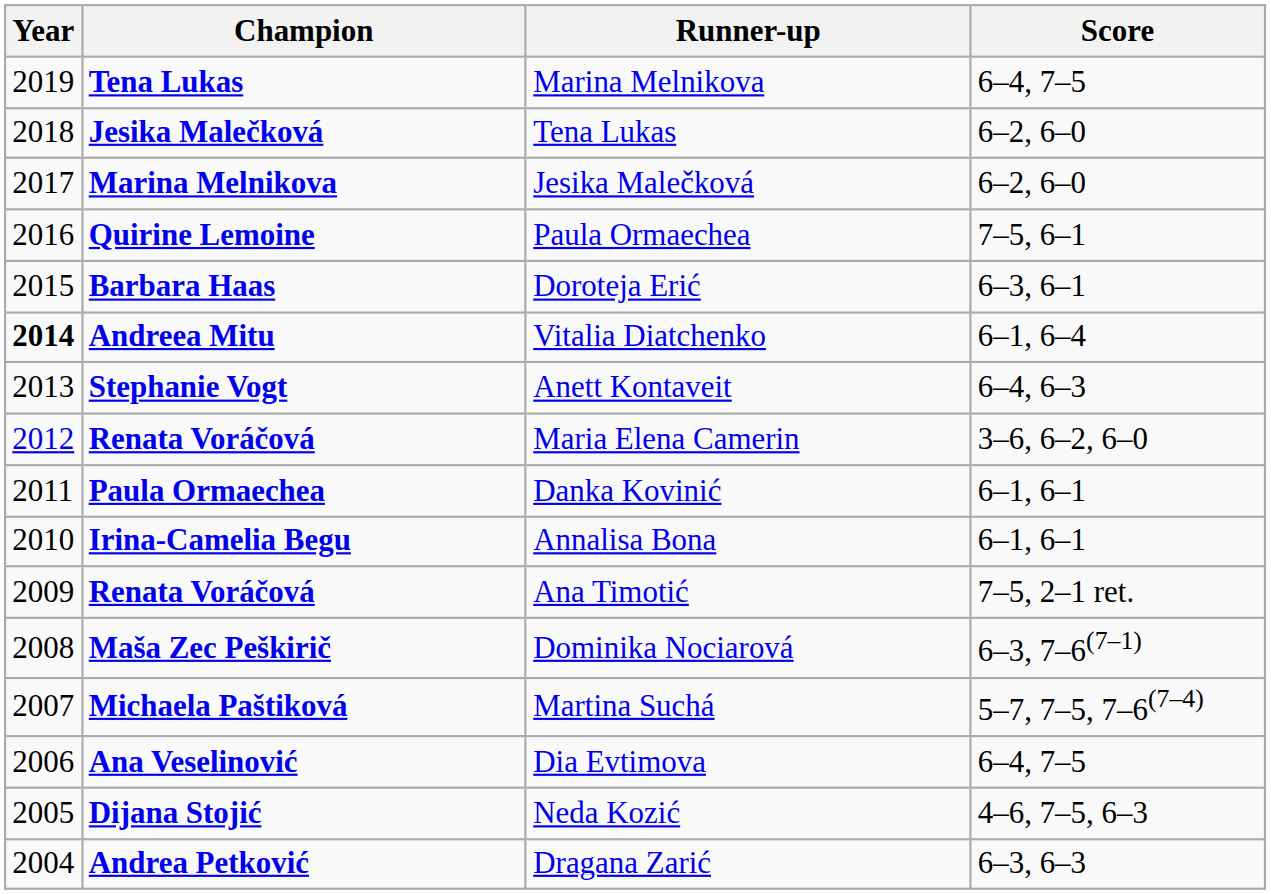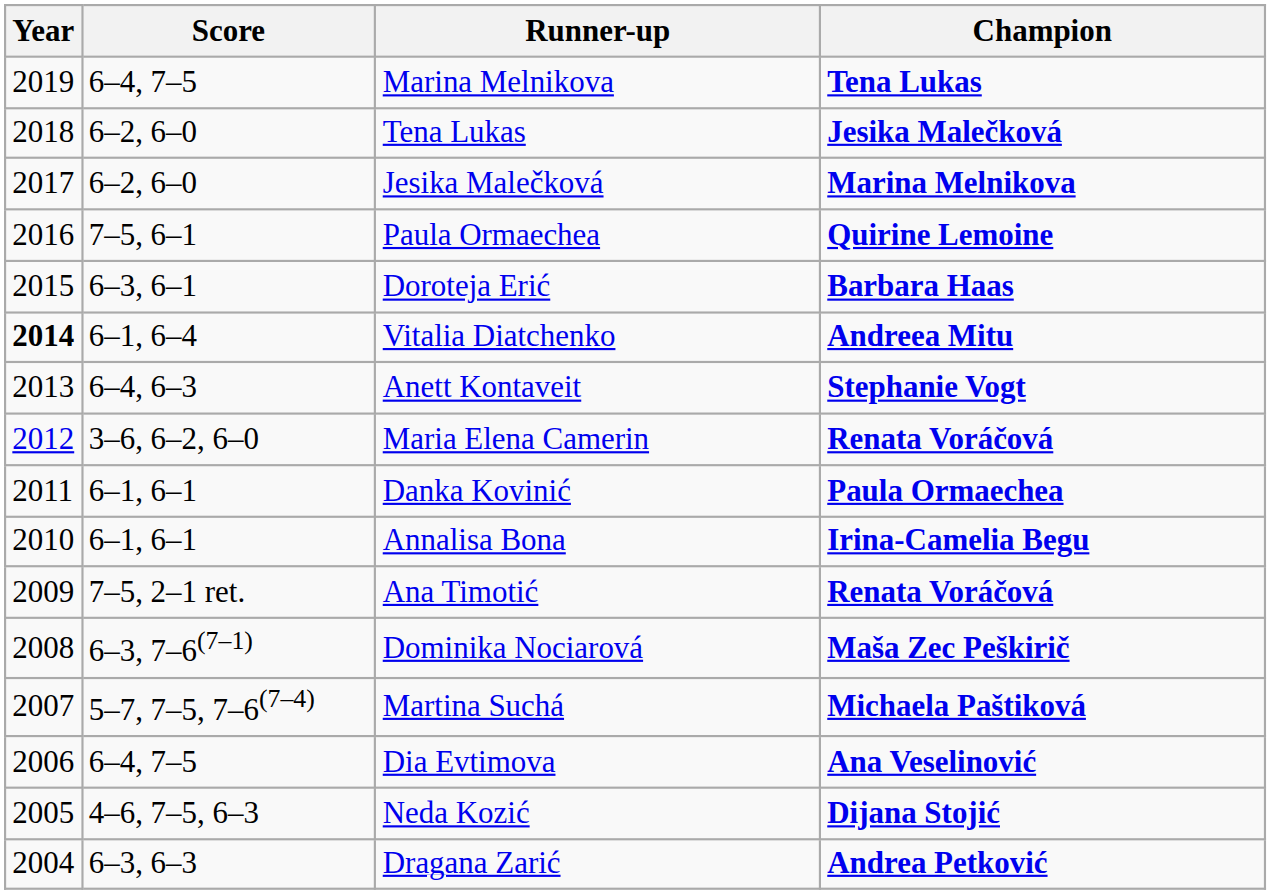columns swapped: (304, 30) <-> (1117, 30)
